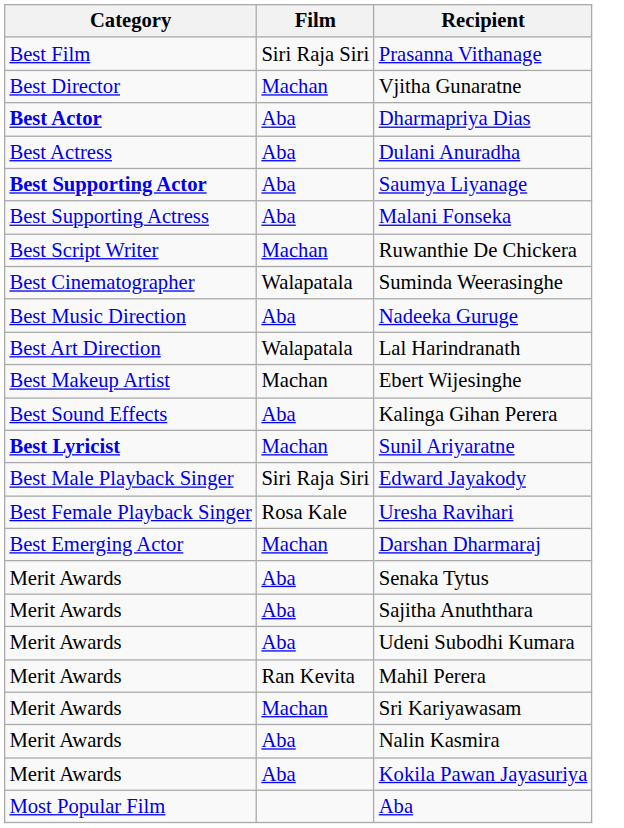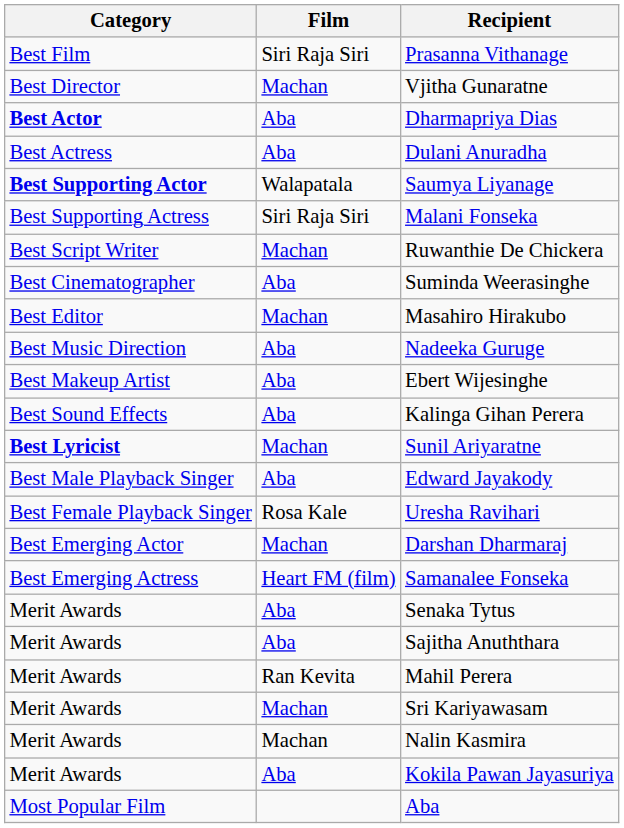(279, 184) Aba -> (307, 184) Walapatala
(279, 217) Aba -> (315, 217) Siri Raja Siri
(307, 282) Walapatala -> (279, 282) Aba
+ row: (486, 315)
- row: (449, 348)
(295, 380) Machan -> (279, 380) Aba
(315, 479) Siri Raja Siri -> (279, 479) Aba
+ row: (487, 577)
- row: (477, 642)
(279, 741) Aba -> (295, 741) Machan
